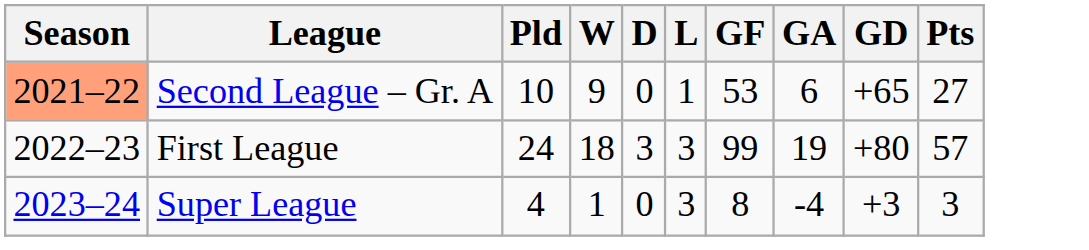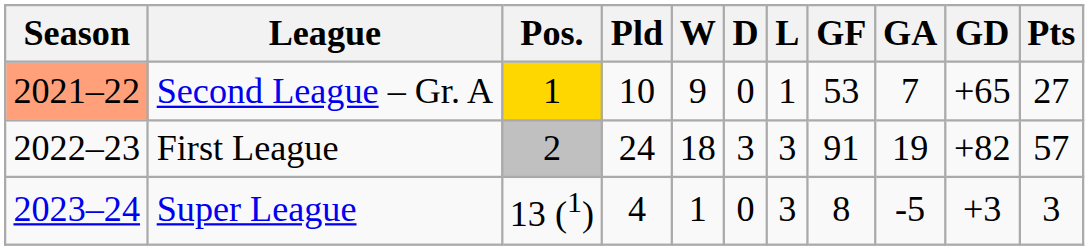+ column: (552, 33)
(809, 90) 6 -> (910, 90) 7
(740, 147) 99 -> (841, 147) 91
(881, 147) +80 -> (982, 147) +82
(809, 205) -4 -> (910, 210) -5
